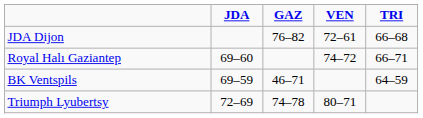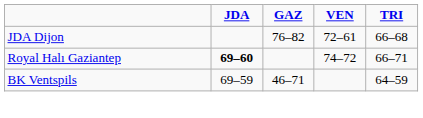(237, 58) normal -> (237, 58) bold
- row: (58, 102)
